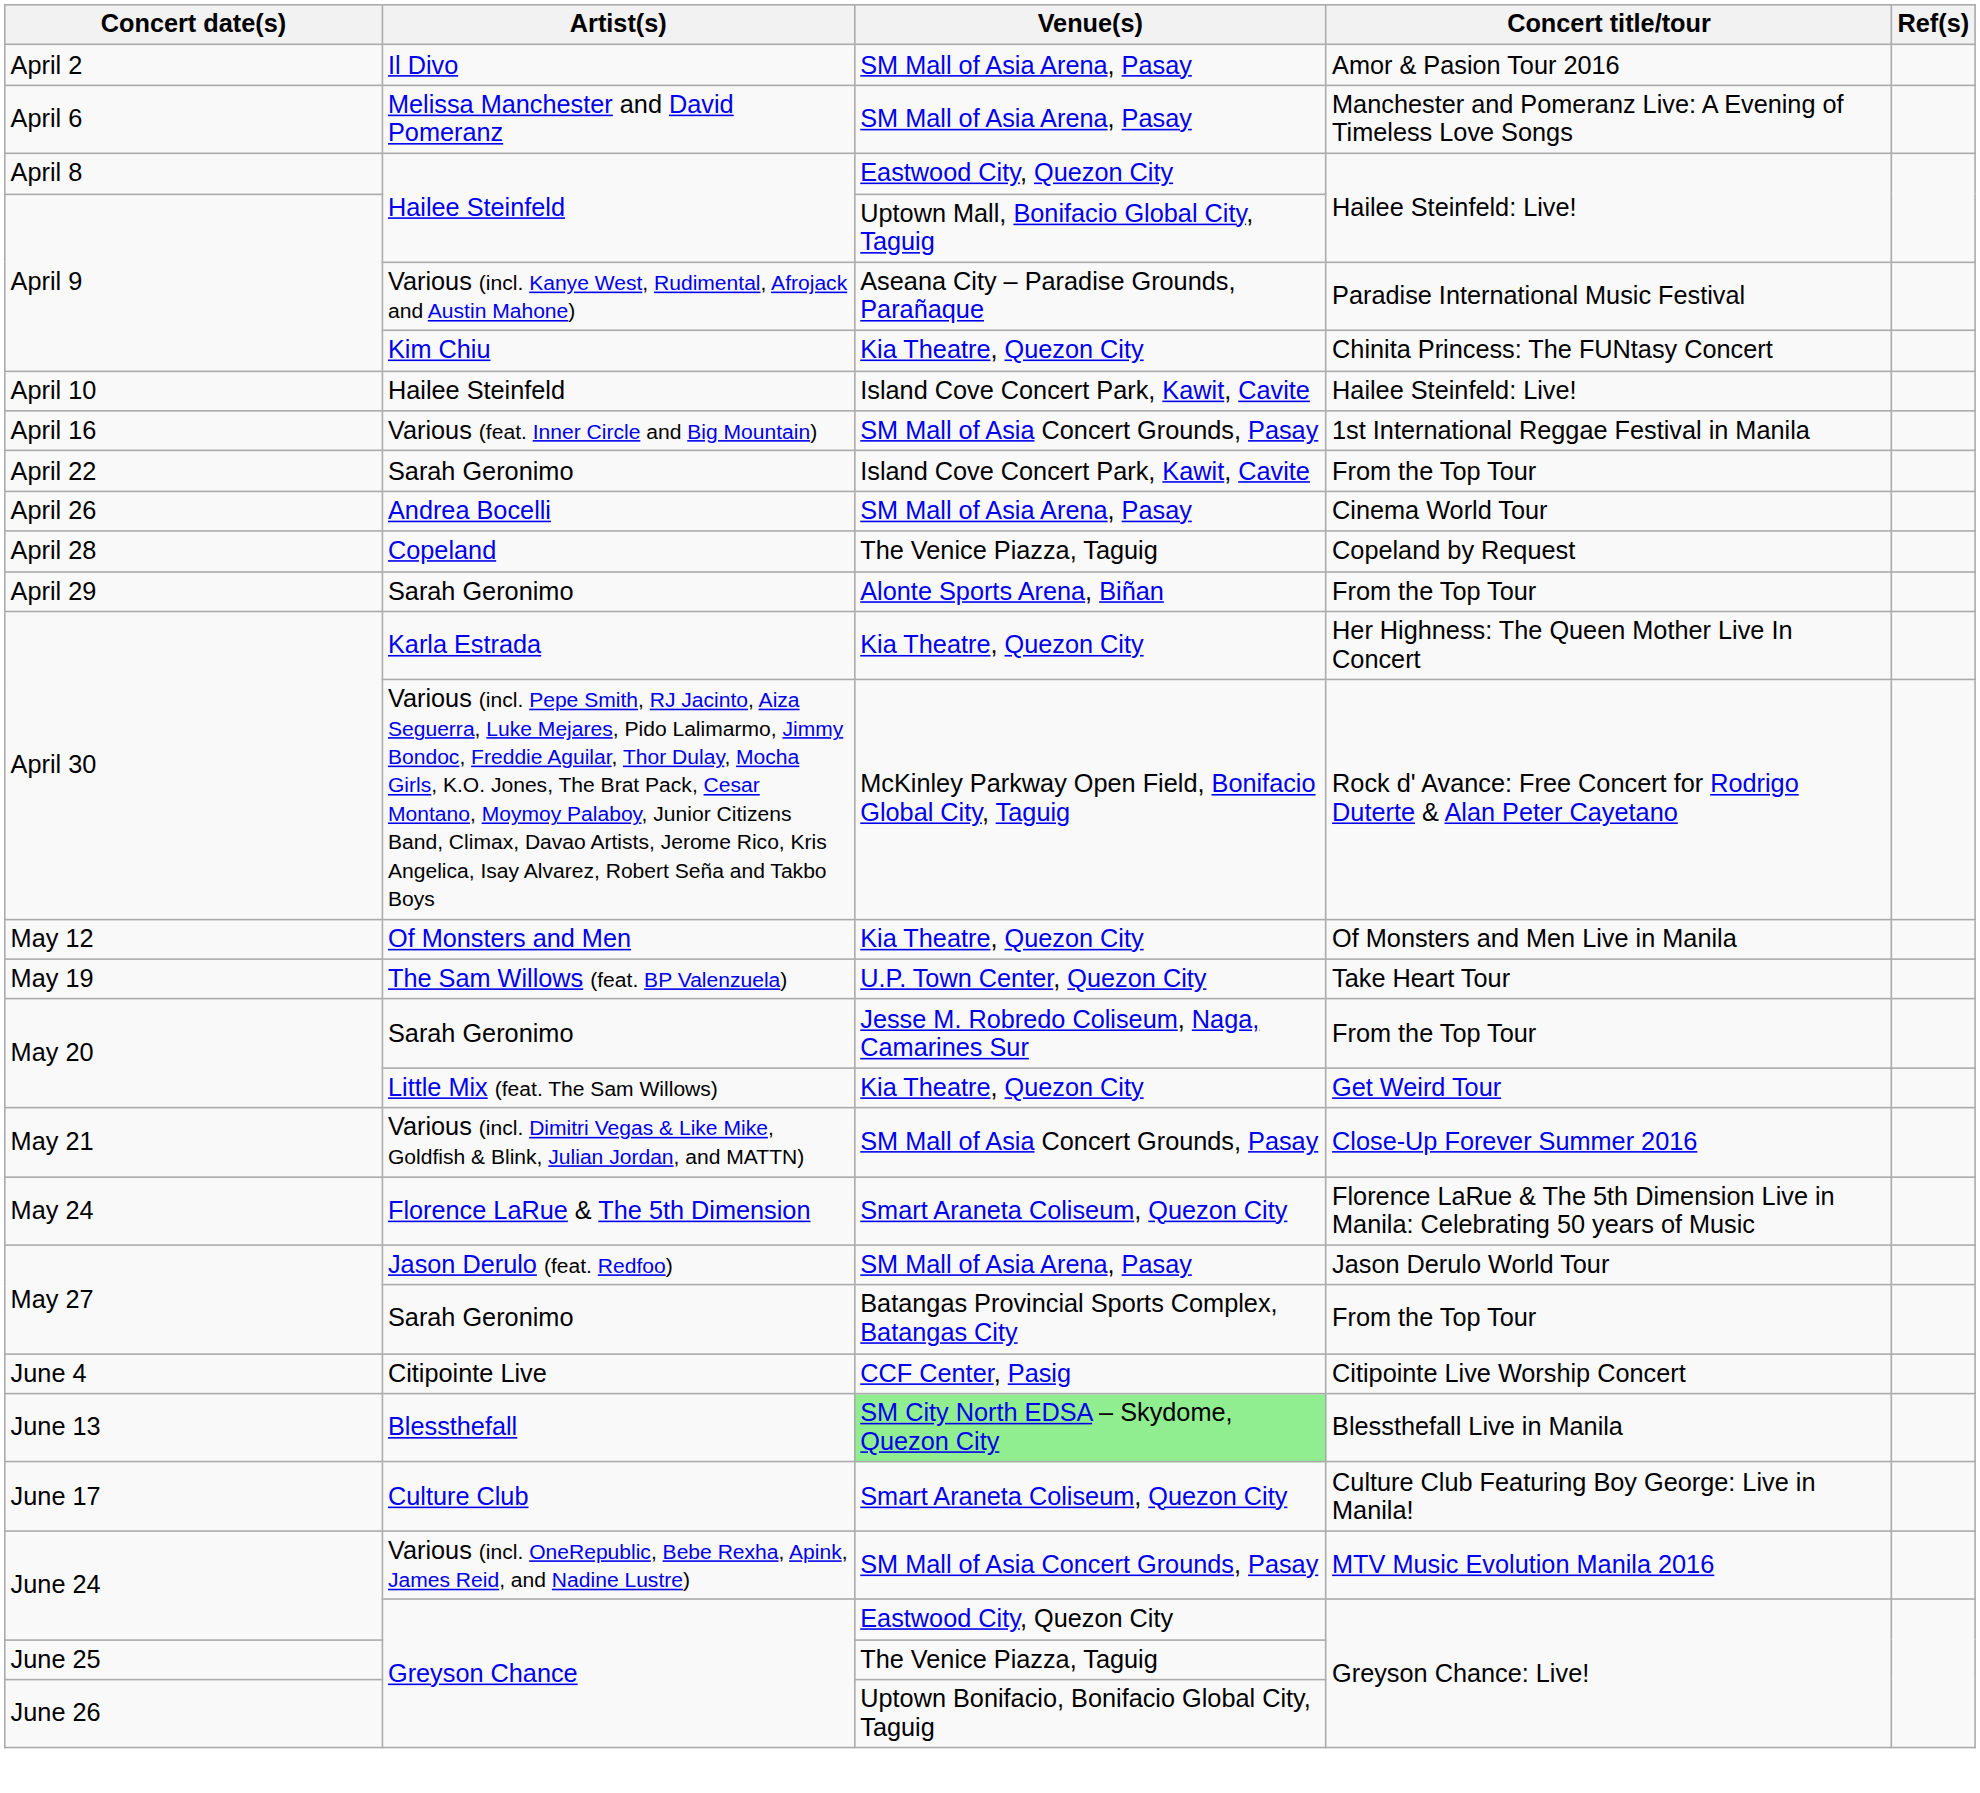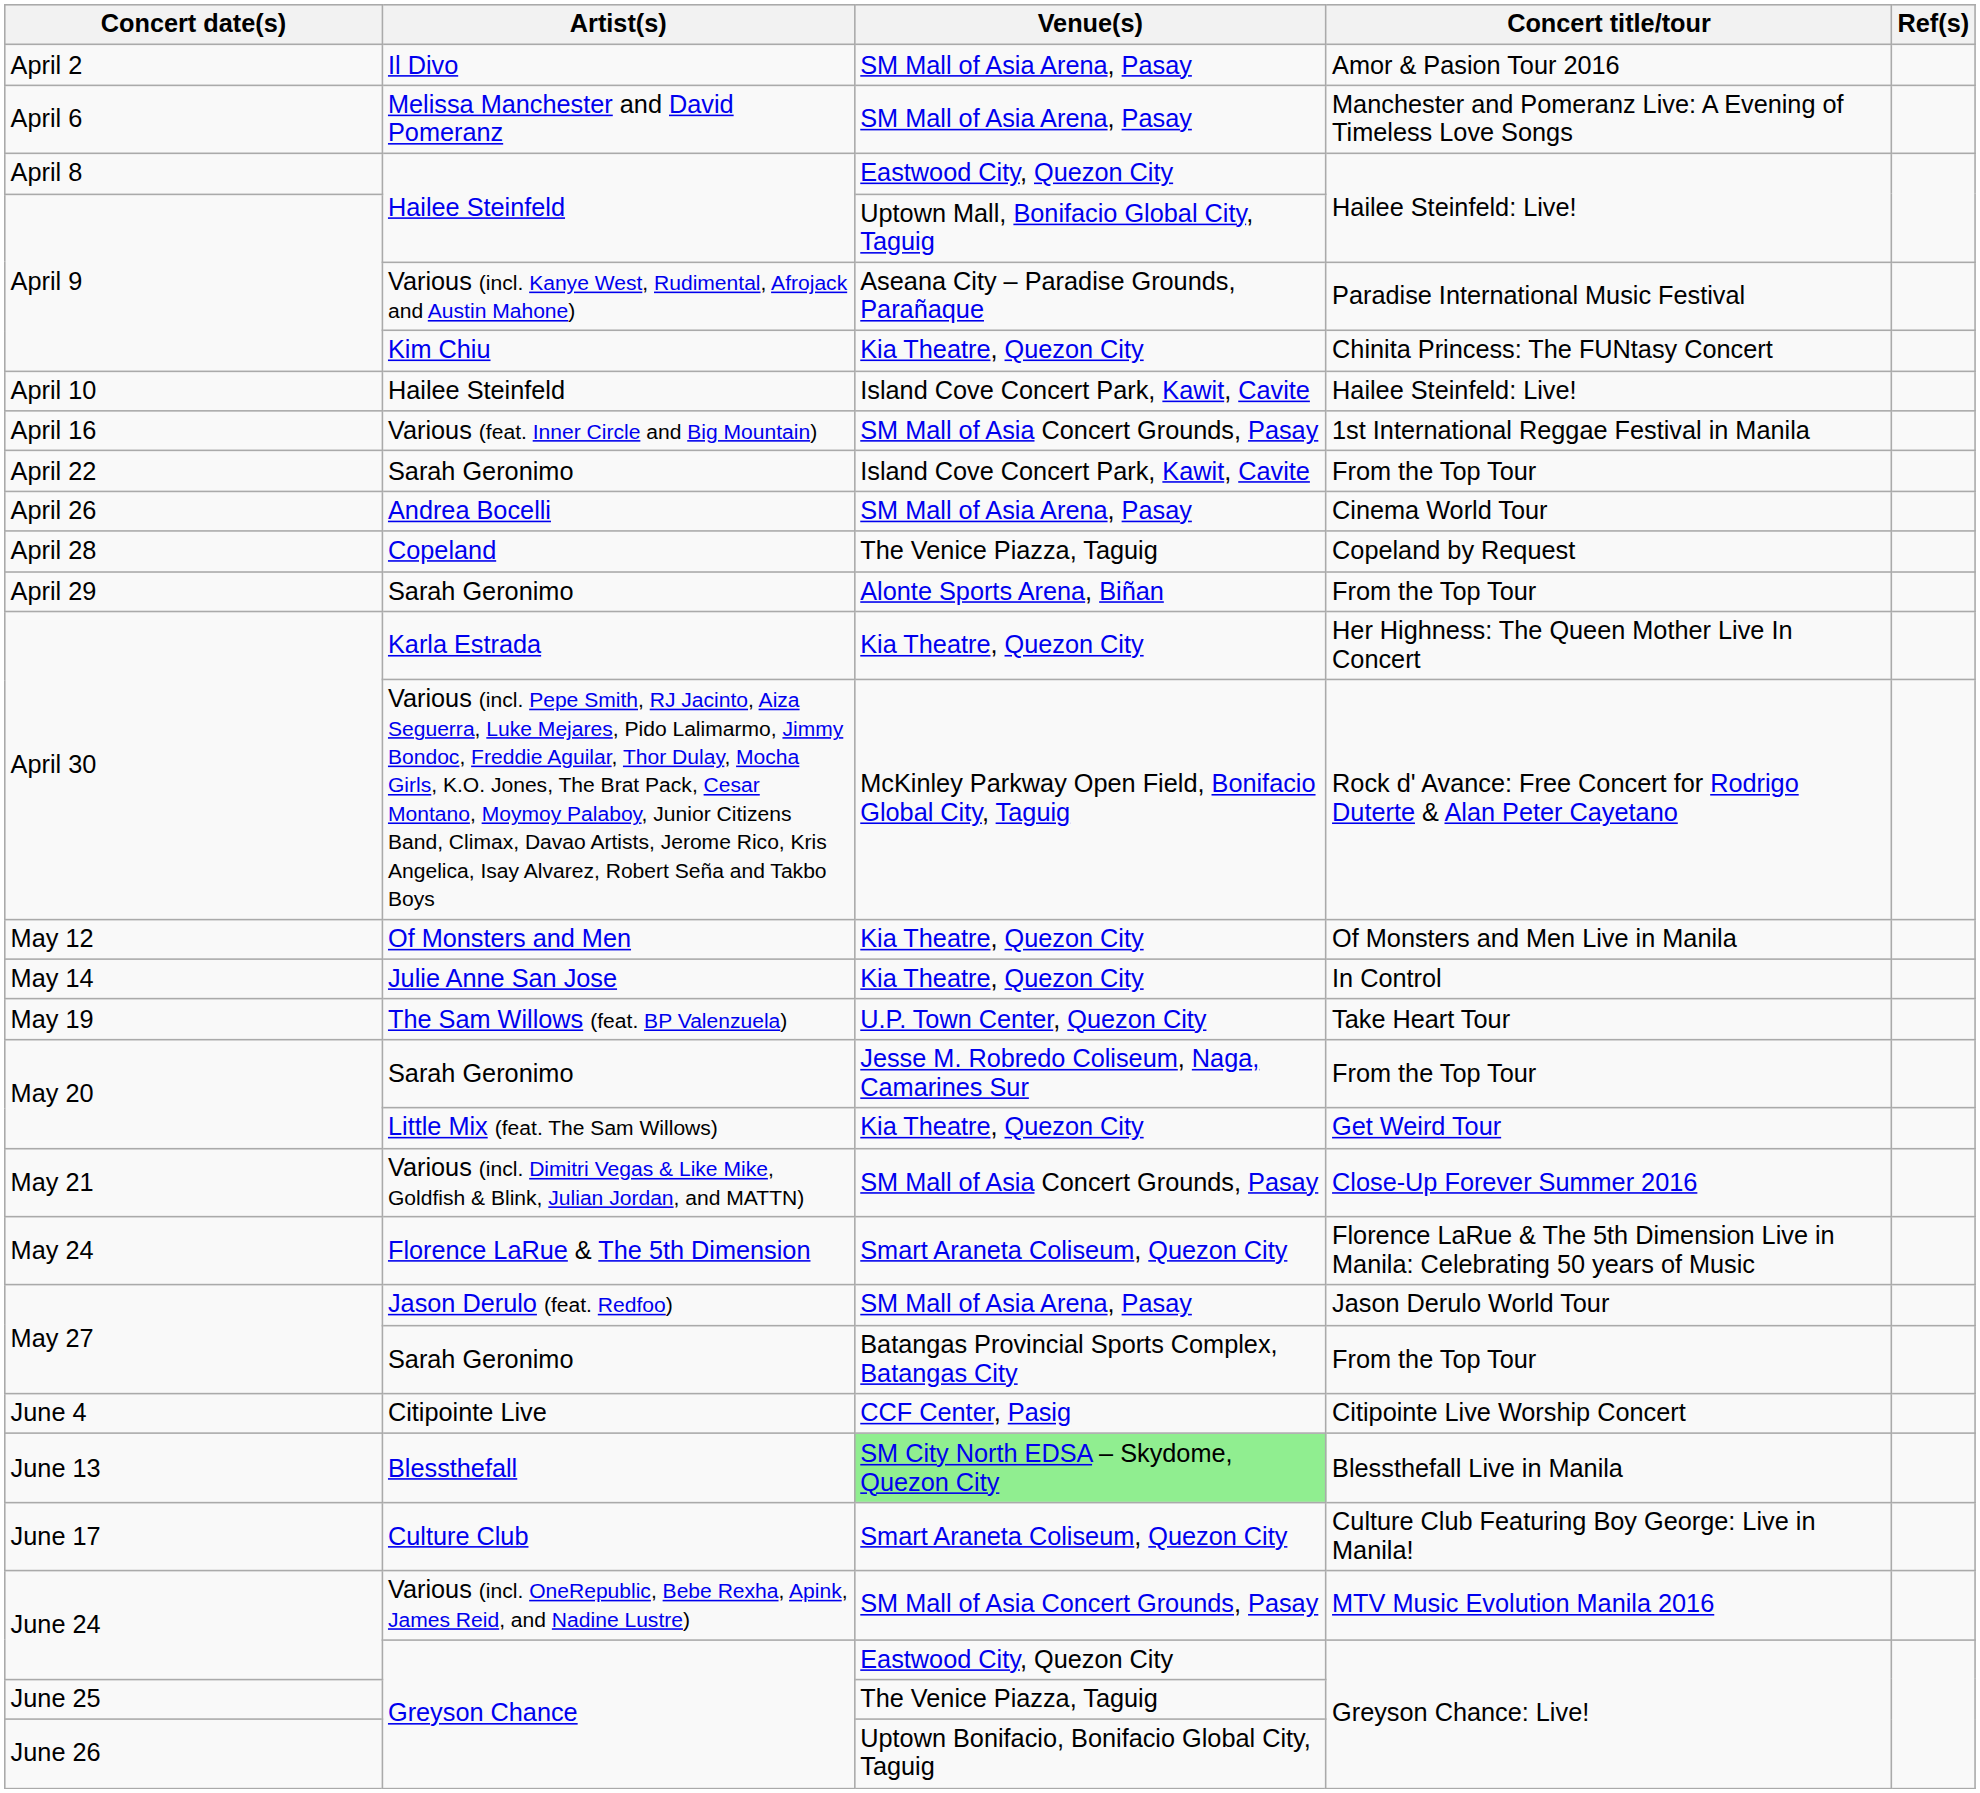+ row: (52, 978)
